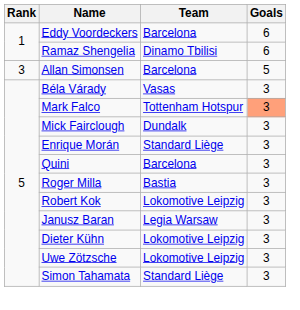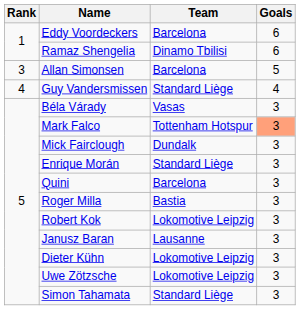+ row: (94, 88)
(180, 220) Legia Warsaw -> (179, 239) Lausanne
